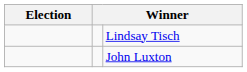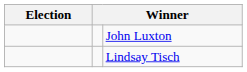rows swapped: (139, 56) <-> (143, 35)
